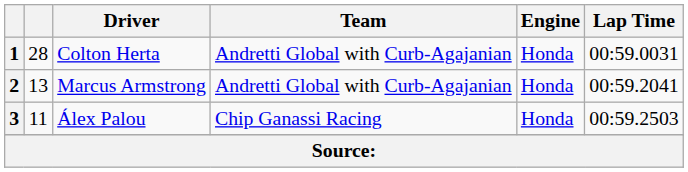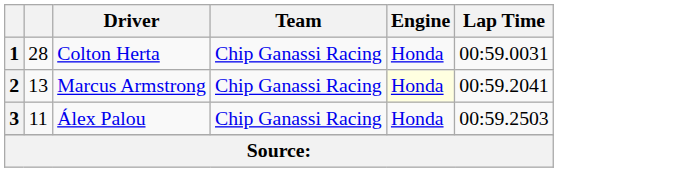(363, 53) Andretti Global with Curb-Agajanian -> (298, 53) Chip Ganassi Racing
(363, 86) Andretti Global with Curb-Agajanian -> (298, 86) Chip Ganassi Racing
(547, 86) no background -> (417, 86) lightyellow background
